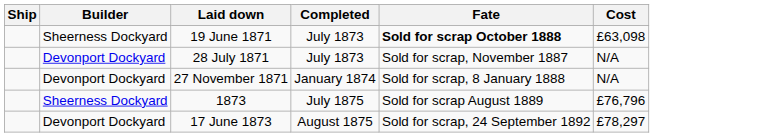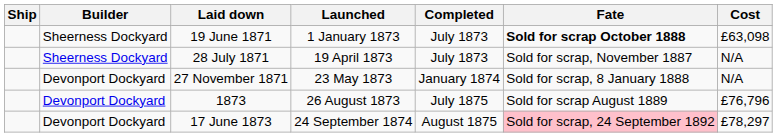+ column: (353, 15)
(104, 57) Devonport Dockyard -> (105, 57) Sheerness Dockyard
(105, 100) Sheerness Dockyard -> (104, 100) Devonport Dockyard
(486, 121) no background -> (610, 121) pink background
